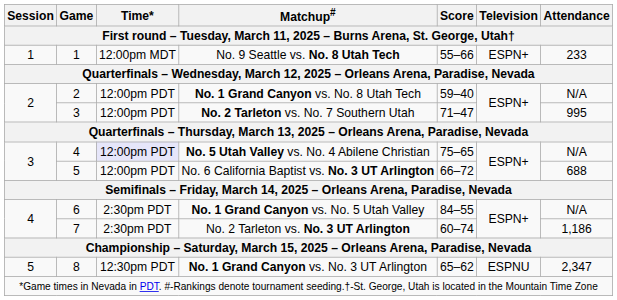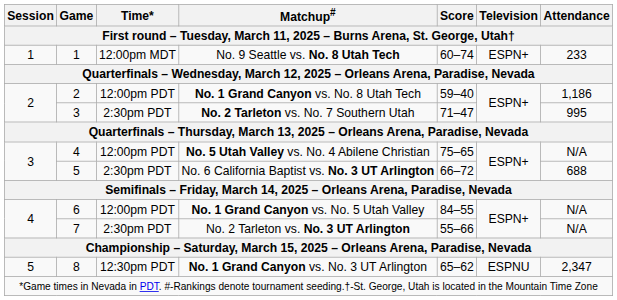(457, 55) 55–66 -> (457, 55) 60–74
(577, 94) N/A -> (577, 94) 1,186
(137, 113) 12:00pm PDT -> (137, 113) 2:30pm PDT
(137, 151) lavender background -> (137, 151) no background
(137, 171) 12:00pm PDT -> (137, 171) 2:30pm PDT
(137, 209) 2:30pm PDT -> (137, 209) 12:00pm PDT
(457, 228) 60–74 -> (457, 228) 55–66
(577, 228) 1,186 -> (577, 228) N/A
